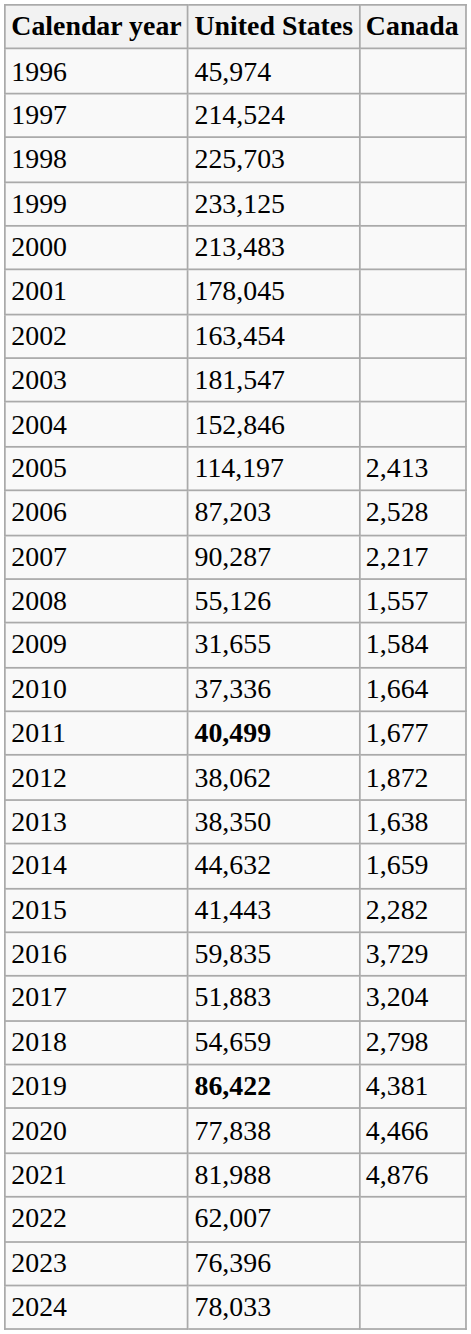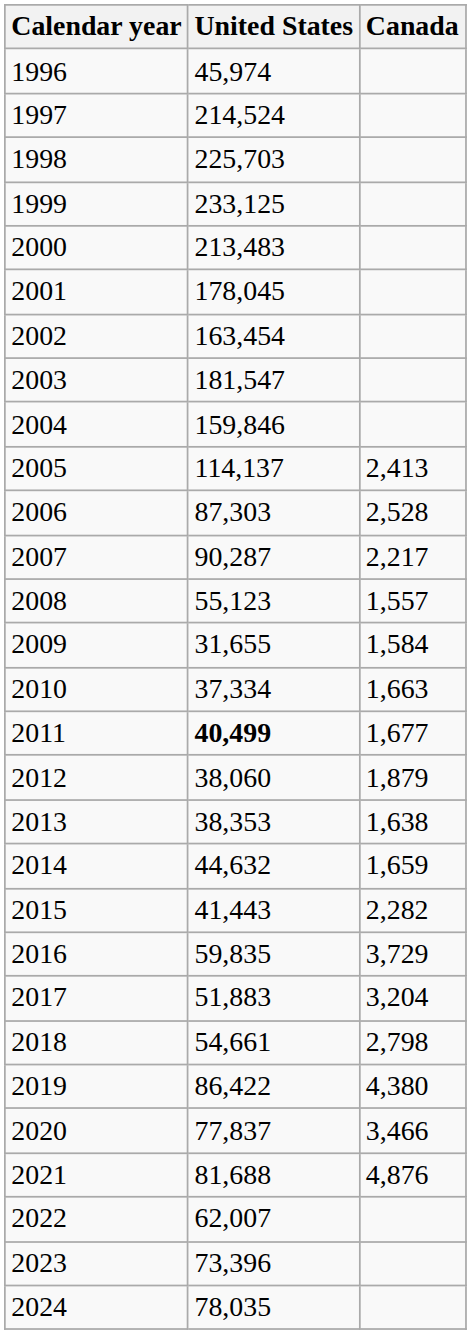(240, 423) 152,846 -> (240, 423) 159,846
(239, 468) 114,197 -> (239, 468) 114,137
(233, 512) 87,203 -> (233, 512) 87,303
(233, 600) 55,126 -> (233, 600) 55,123
(233, 688) 37,336 -> (233, 688) 37,334
(397, 688) 1,664 -> (397, 688) 1,663
(233, 777) 38,062 -> (233, 777) 38,060
(397, 777) 1,872 -> (397, 777) 1,879
(233, 821) 38,350 -> (233, 821) 38,353
(233, 1042) 54,659 -> (233, 1042) 54,661
(233, 1086) bold -> (233, 1086) normal
(397, 1086) 4,381 -> (397, 1086) 4,380
(233, 1130) 77,838 -> (233, 1130) 77,837
(397, 1130) 4,466 -> (397, 1130) 3,466
(233, 1174) 81,988 -> (233, 1174) 81,688
(233, 1262) 76,396 -> (233, 1262) 73,396
(233, 1306) 78,033 -> (233, 1306) 78,035
